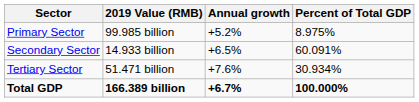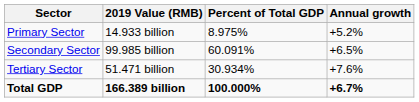columns swapped: (353, 13) <-> (249, 13)
(140, 32) 99.985 billion -> (140, 32) 14.933 billion
(140, 50) 14.933 billion -> (140, 50) 99.985 billion
